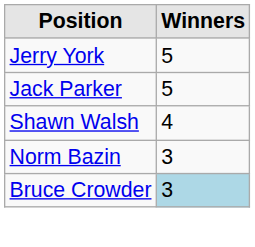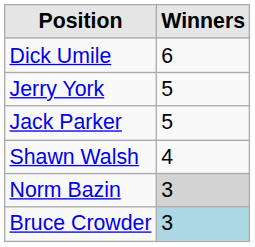+ row: (60, 55)
(167, 156) no background -> (167, 190) lightgrey background
